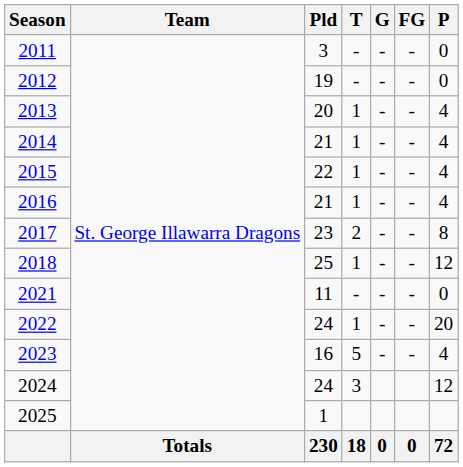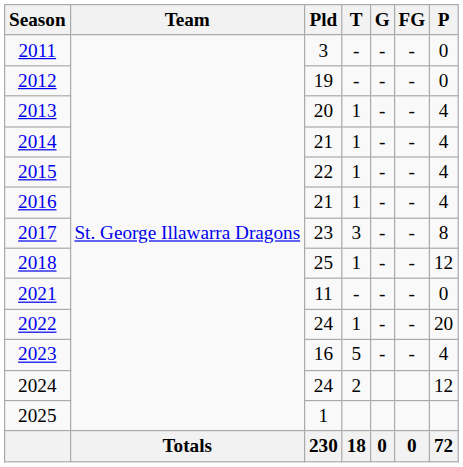(356, 232) 2 -> (356, 232) 3
(356, 385) 3 -> (356, 385) 2
